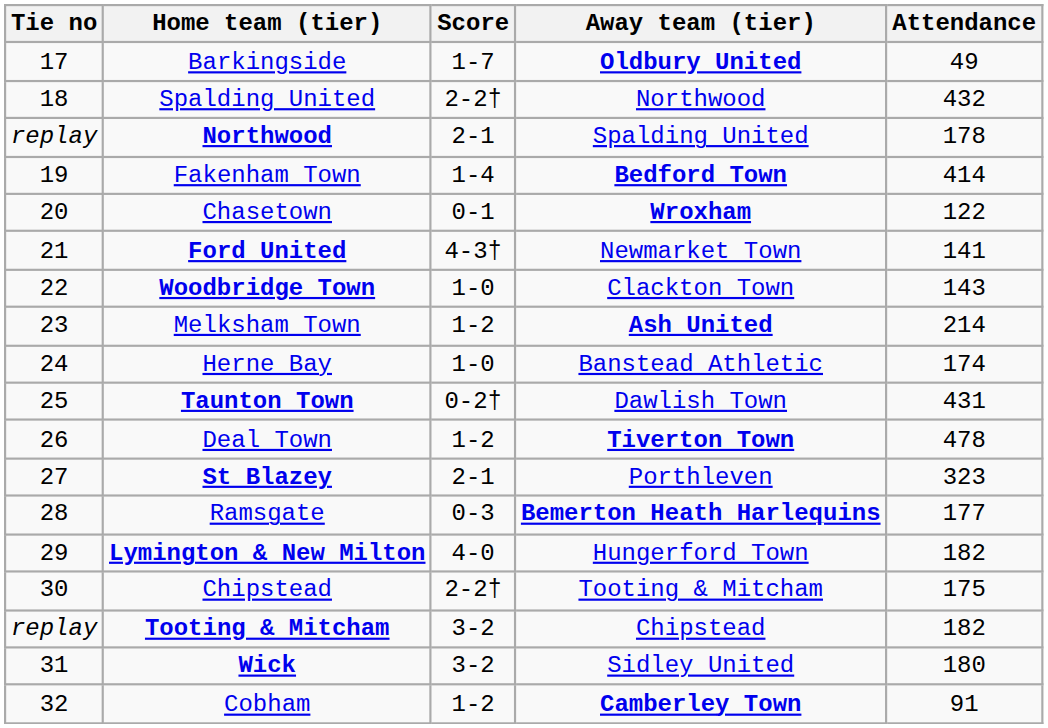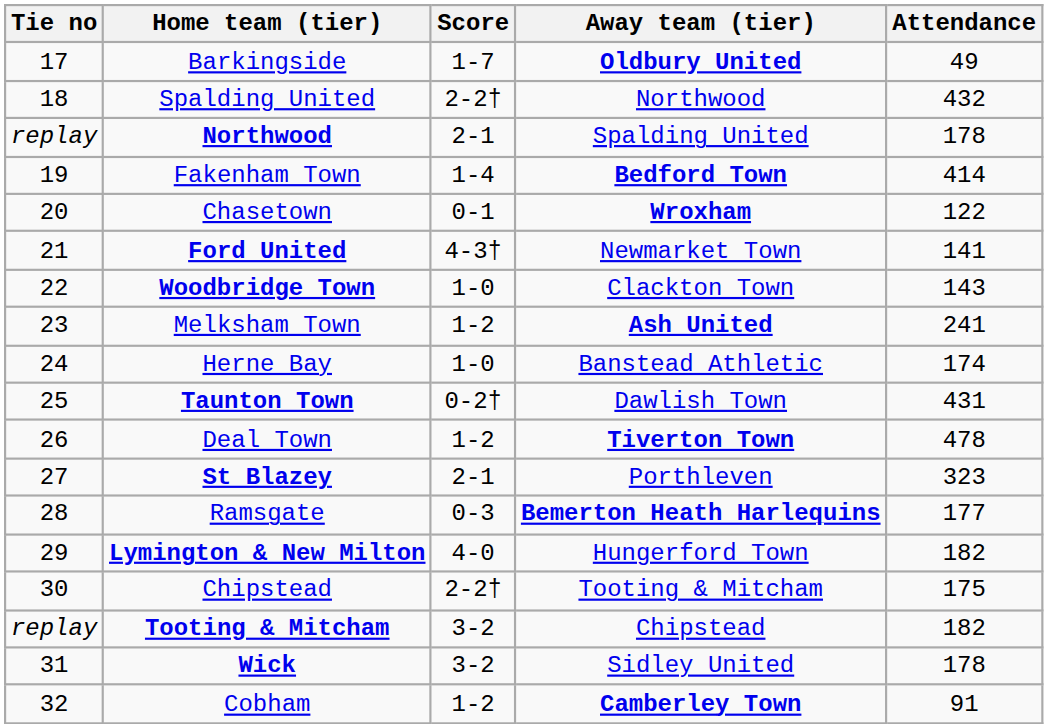(964, 326) 214 -> (964, 326) 241
(964, 666) 180 -> (964, 666) 178
